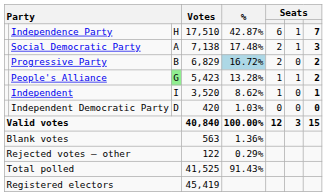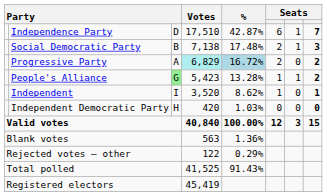(176, 32) H -> (176, 32) D
(176, 47) A -> (176, 47) B
(176, 62) B -> (176, 62) A
(205, 62) no background -> (205, 62) paleturquoise background
(176, 108) D -> (176, 108) H
